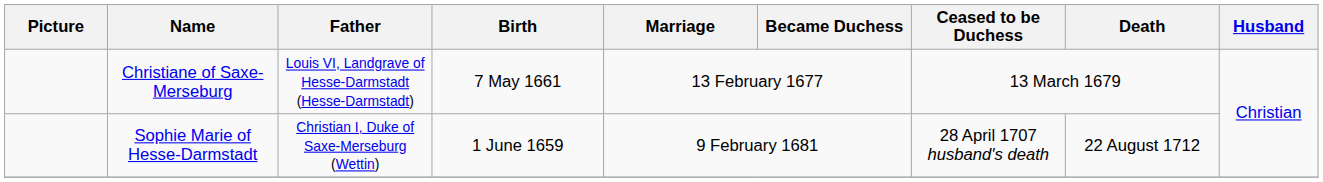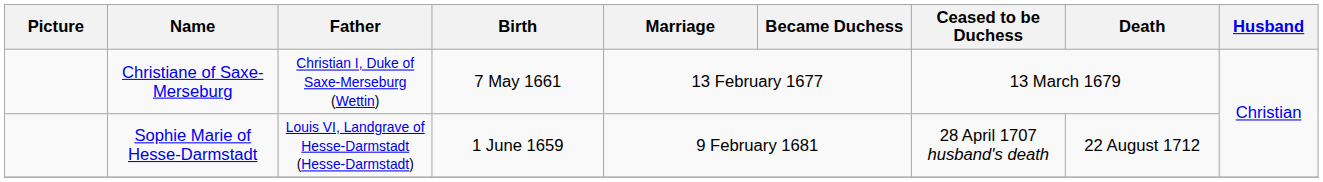(355, 82) Louis VI, Landgrave of Hesse-Darmstadt (Hesse-Darmstadt) -> (355, 82) Christian I, Duke of Saxe-Merseburg (Wettin)
(355, 146) Christian I, Duke of Saxe-Merseburg (Wettin) -> (355, 146) Louis VI, Landgrave of Hesse-Darmstadt (Hesse-Darmstadt)
